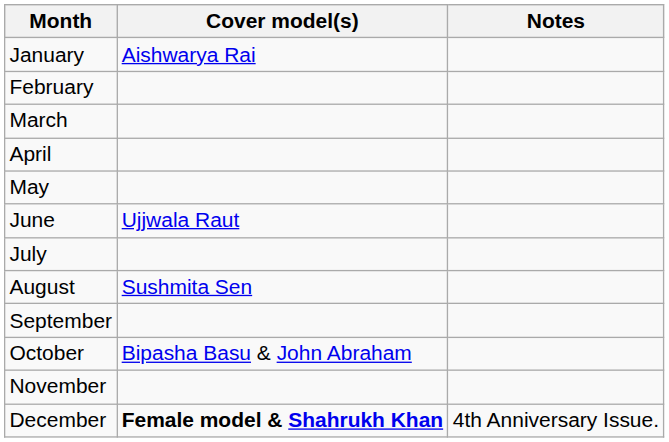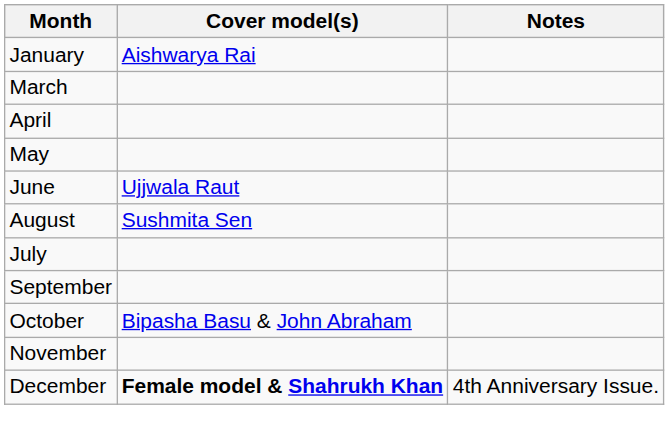- row: (51, 87)
rows swapped: (28, 253) <-> (42, 287)
